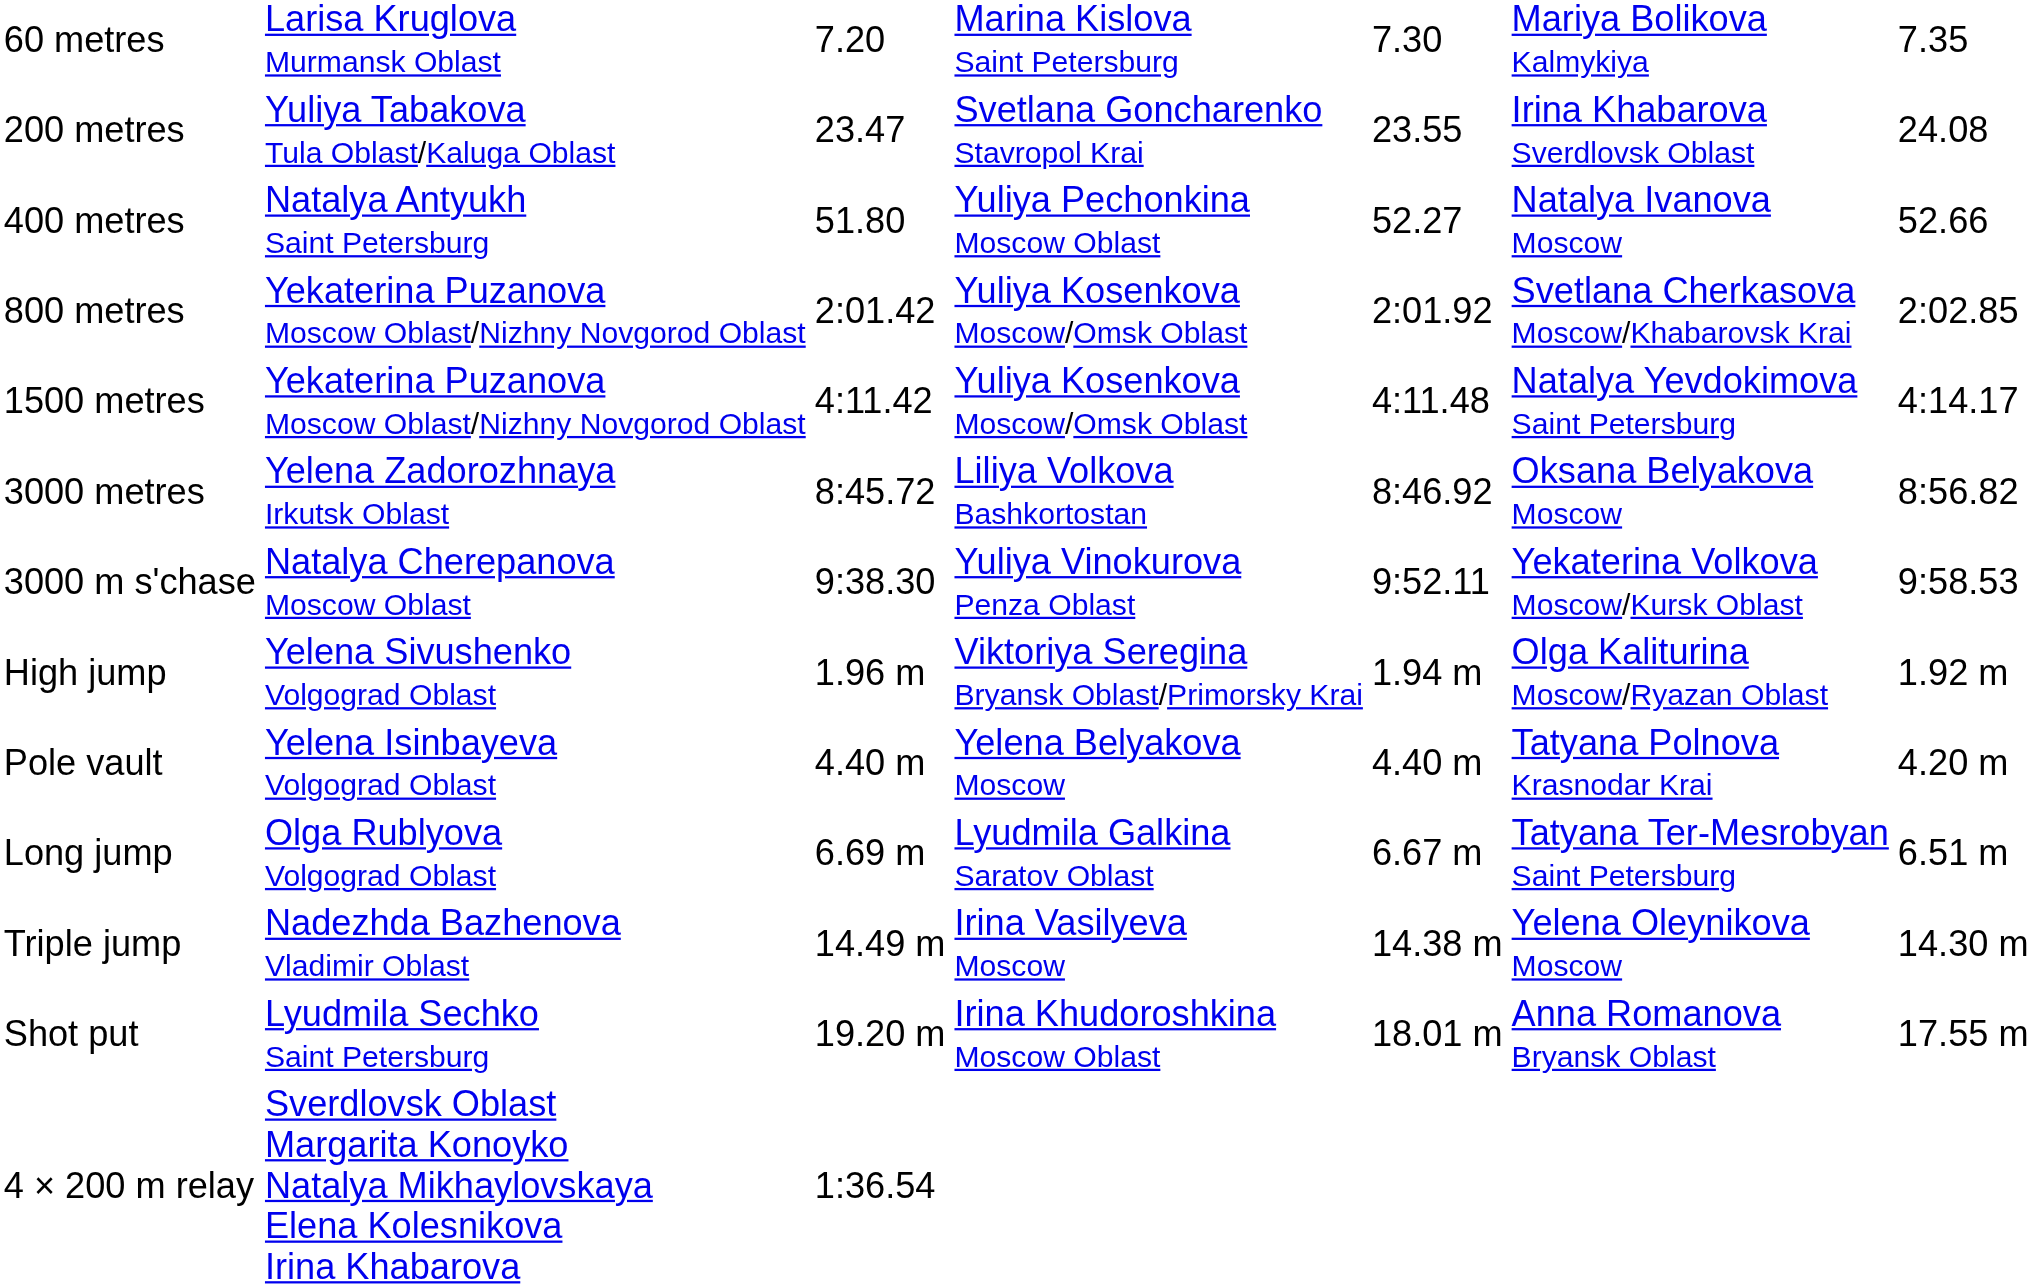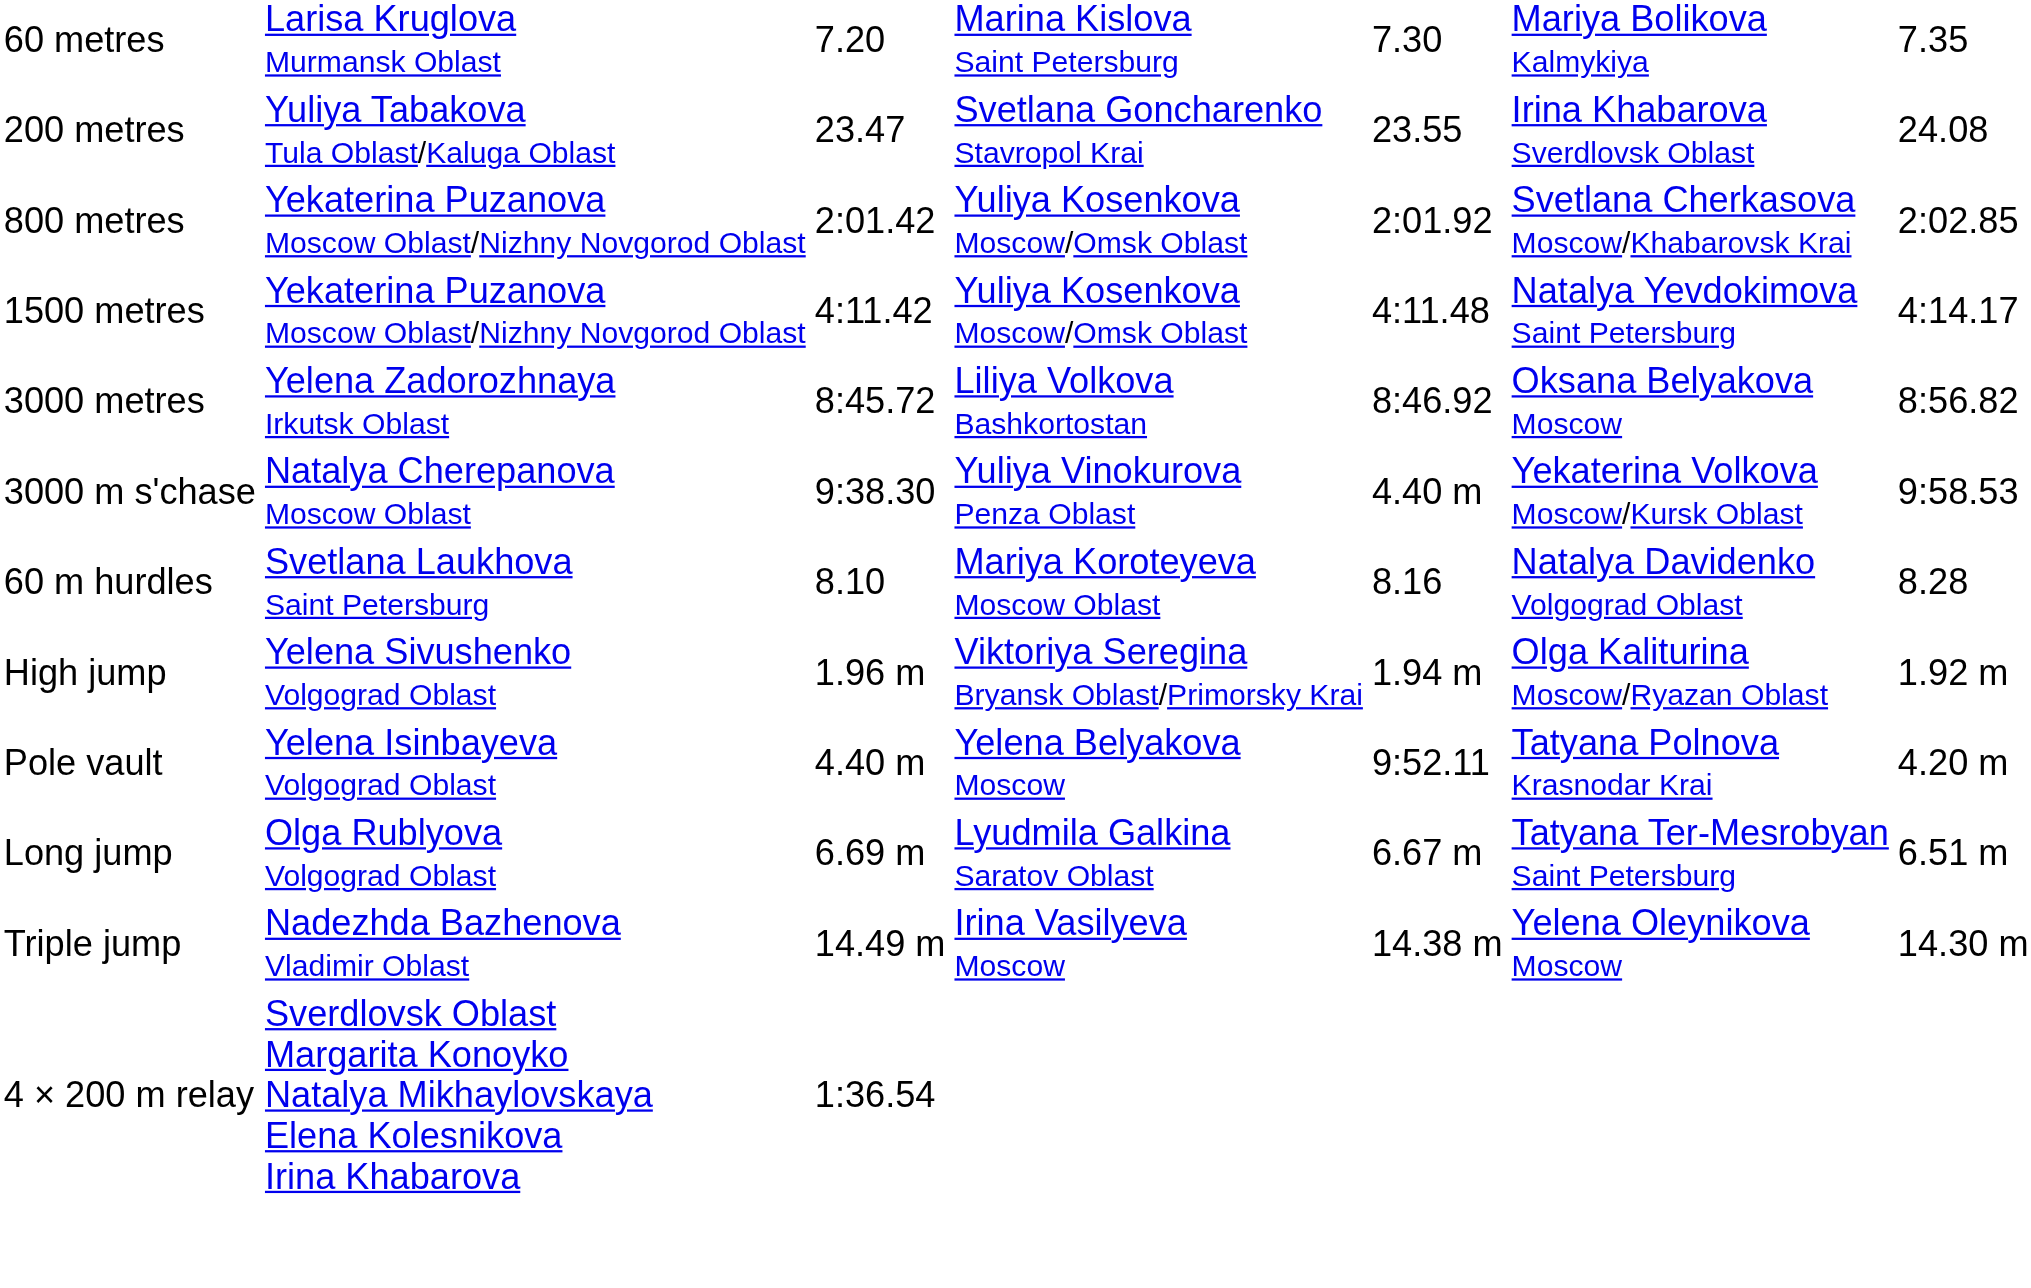- row: (94, 220)
(1431, 582) 9:52.11 -> (1427, 491) 4.40 m
+ row: (108, 582)
(1427, 763) 4.40 m -> (1431, 763) 9:52.11
- row: (71, 1034)
